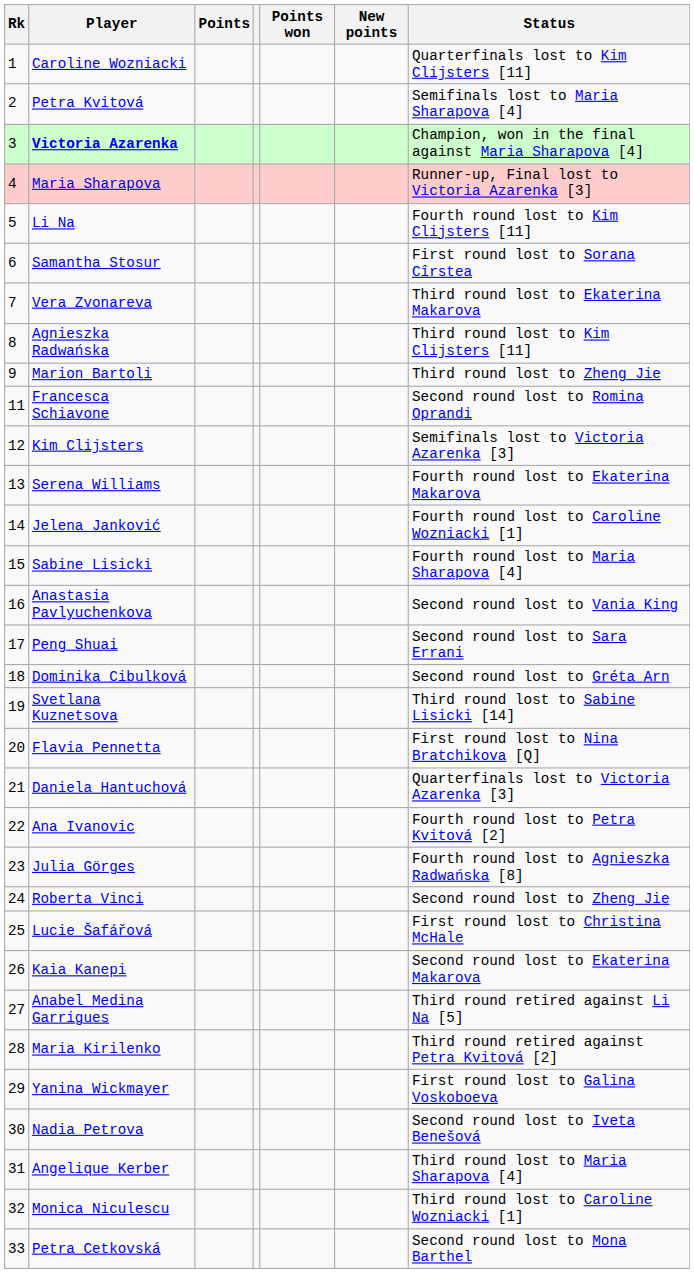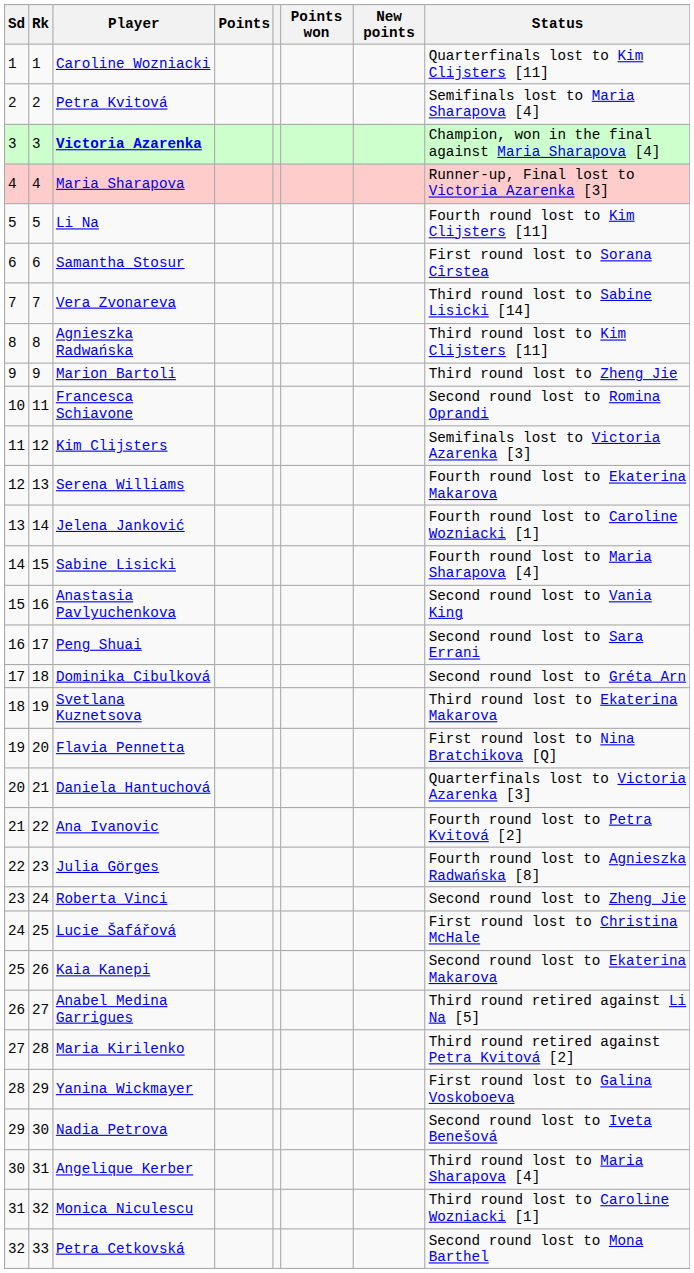+ column: (17, 24)
(536, 303) Third round lost to Ekaterina Makarova -> (540, 303) Third round lost to Sabine Lisicki [14]
(524, 708) Third round lost to Sabine Lisicki [14] -> (553, 708) Third round lost to Ekaterina Makarova
